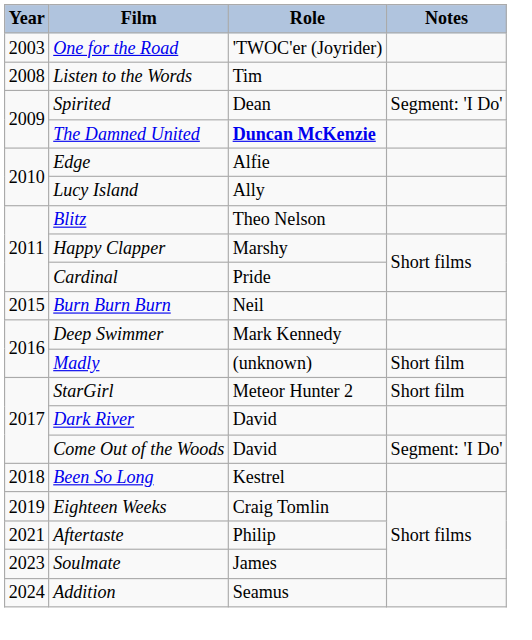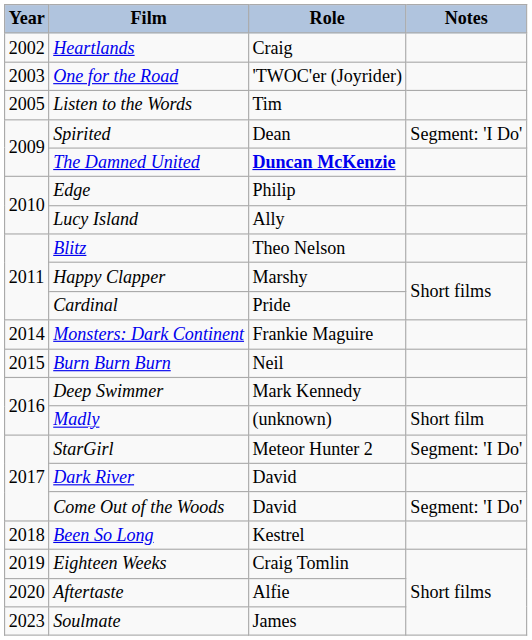+ row: (94, 47)
(27, 76) 2008 -> (27, 104) 2005
(251, 162) Alfie -> (274, 190) Philip
+ row: (149, 334)
(428, 391) Short film -> (466, 448) Segment: 'I Do'
(27, 534) 2021 -> (27, 592) 2020
(254, 534) Philip -> (271, 592) Alfie
- row: (84, 592)
